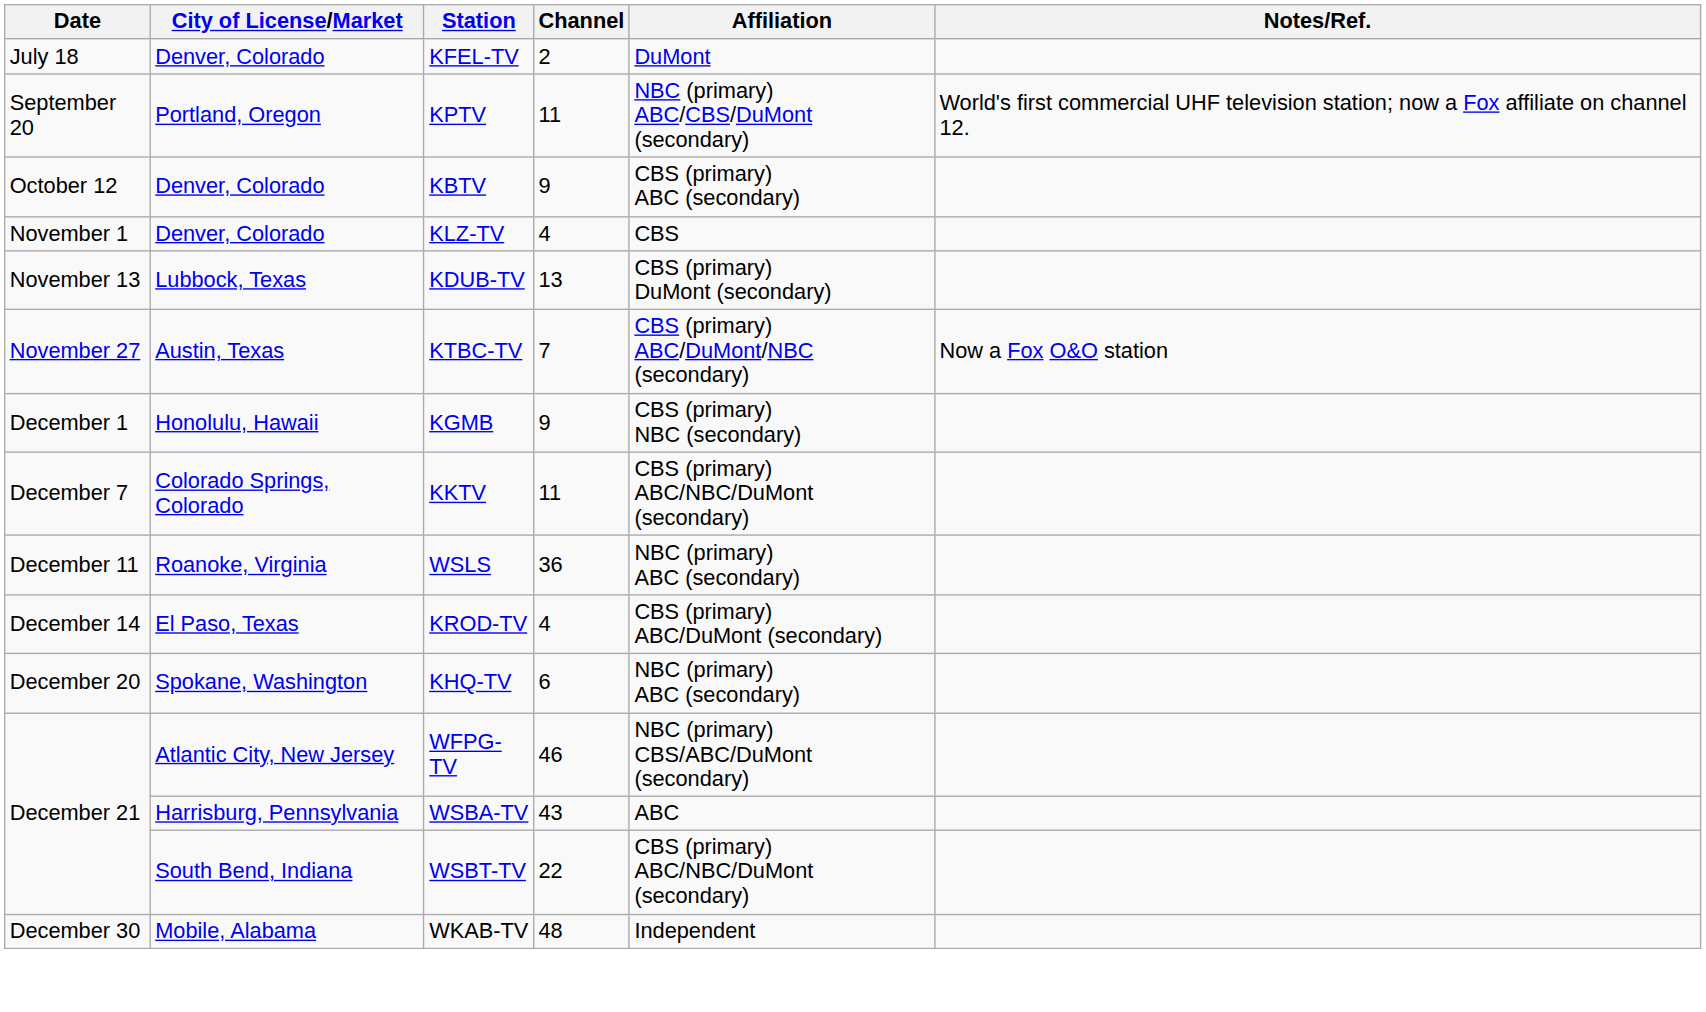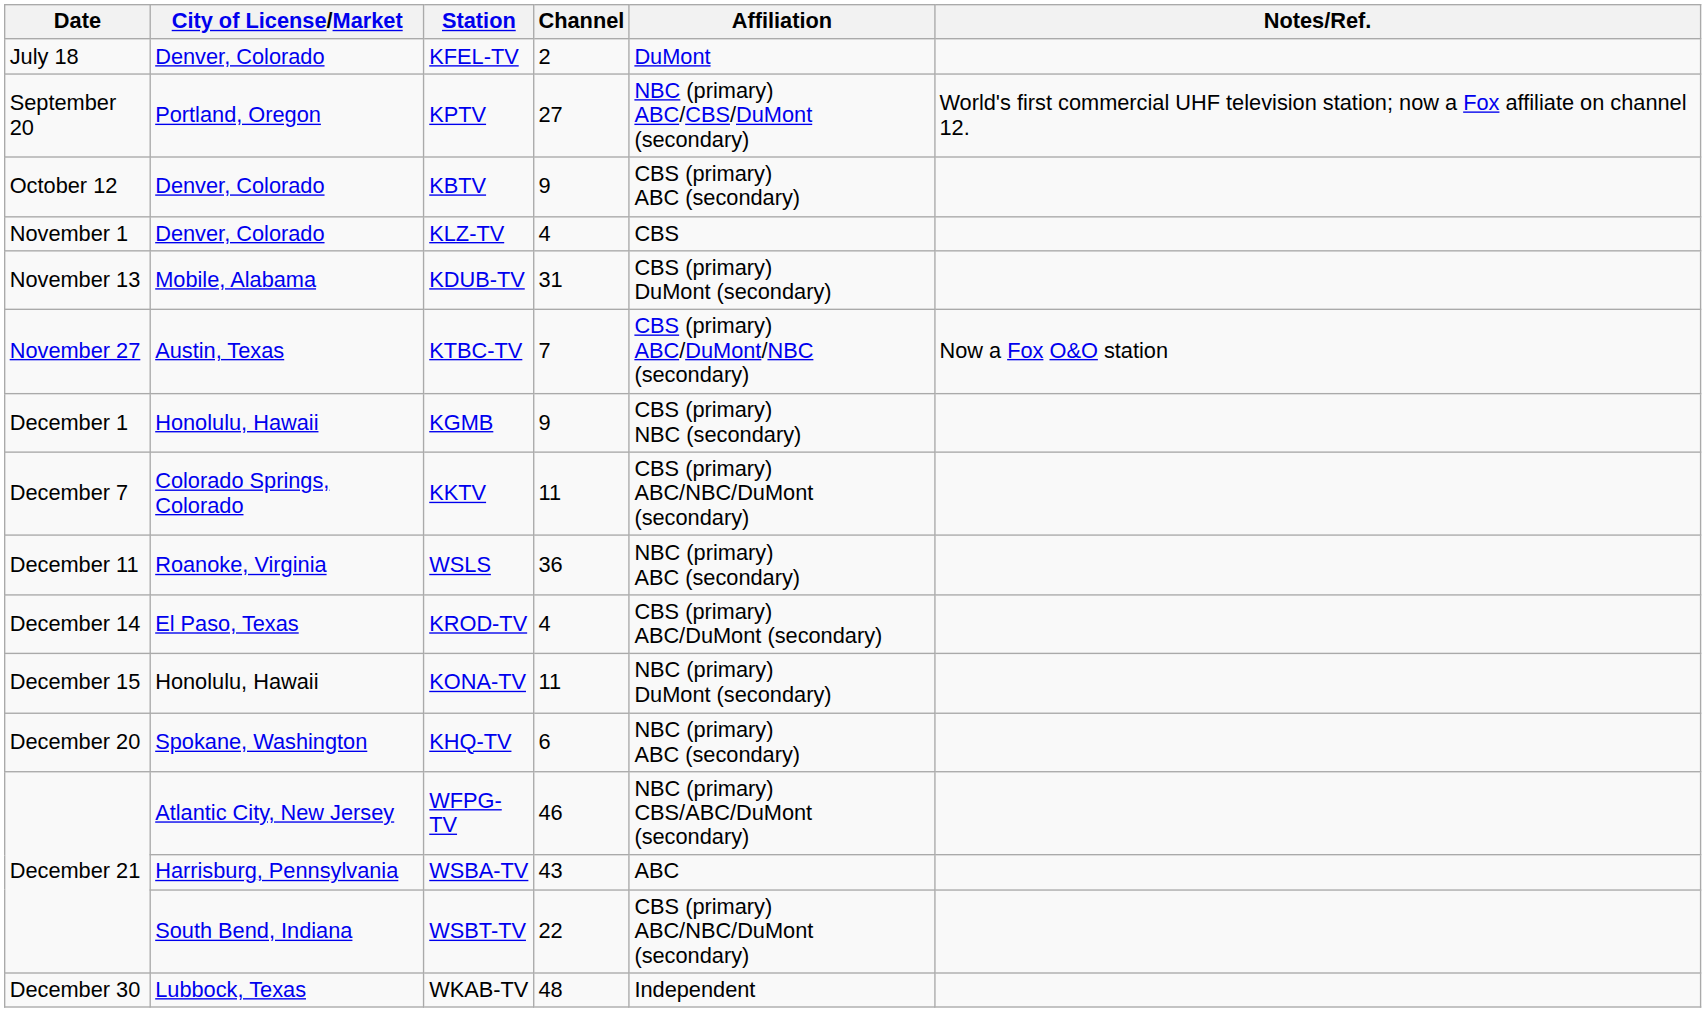(550, 115) 11 -> (551, 115) 27
(231, 279) Lubbock, Texas -> (236, 279) Mobile, Alabama
(551, 279) 13 -> (551, 279) 31
+ row: (478, 682)
(236, 931) Mobile, Alabama -> (231, 990) Lubbock, Texas
